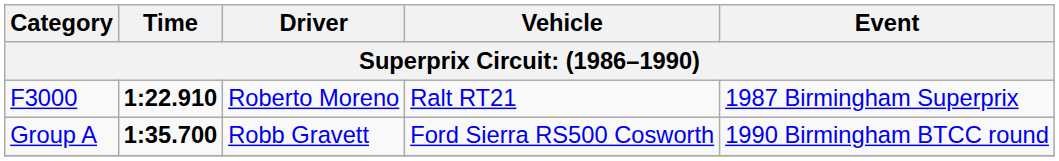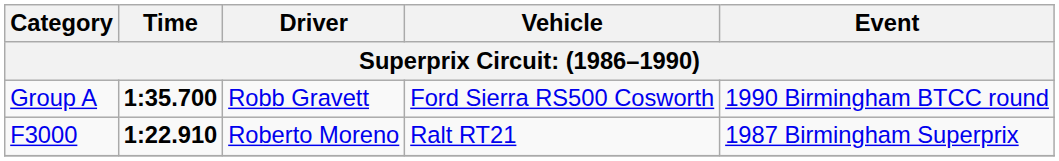rows swapped: (44, 98) <-> (54, 135)
